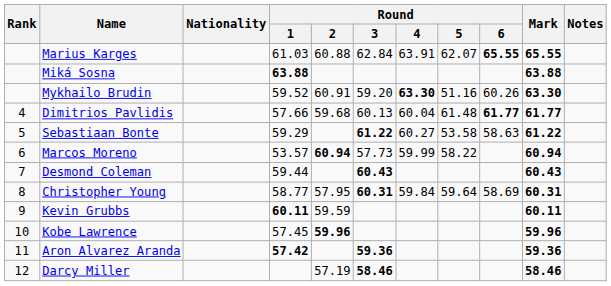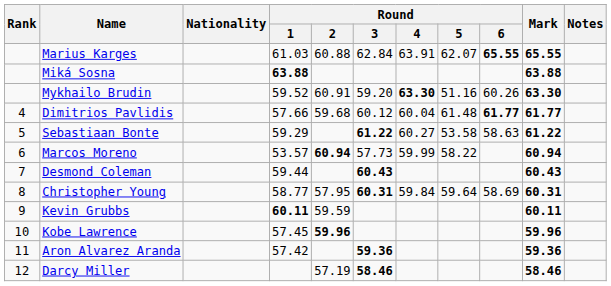(375, 113) 60.13 -> (375, 113) 60.12
(290, 251) bold -> (290, 251) normal
